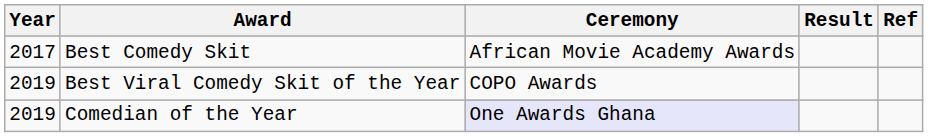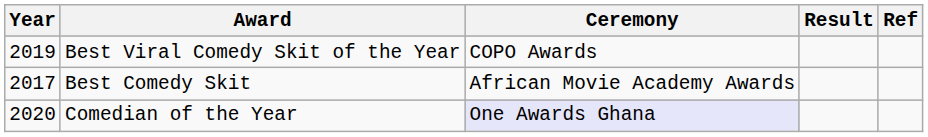rows swapped: (158, 52) <-> (263, 84)
(33, 115) 2019 -> (33, 115) 2020
